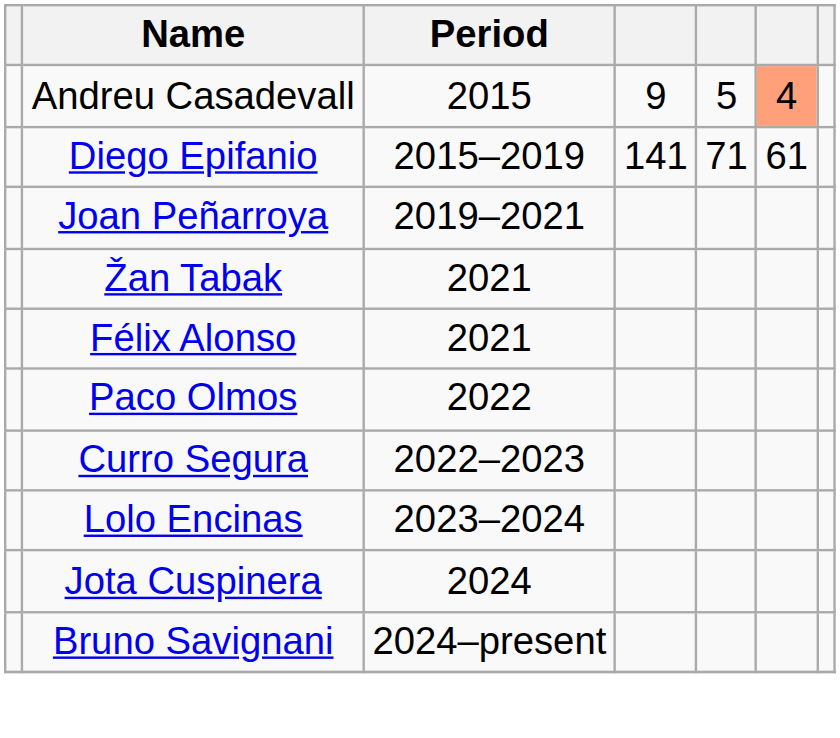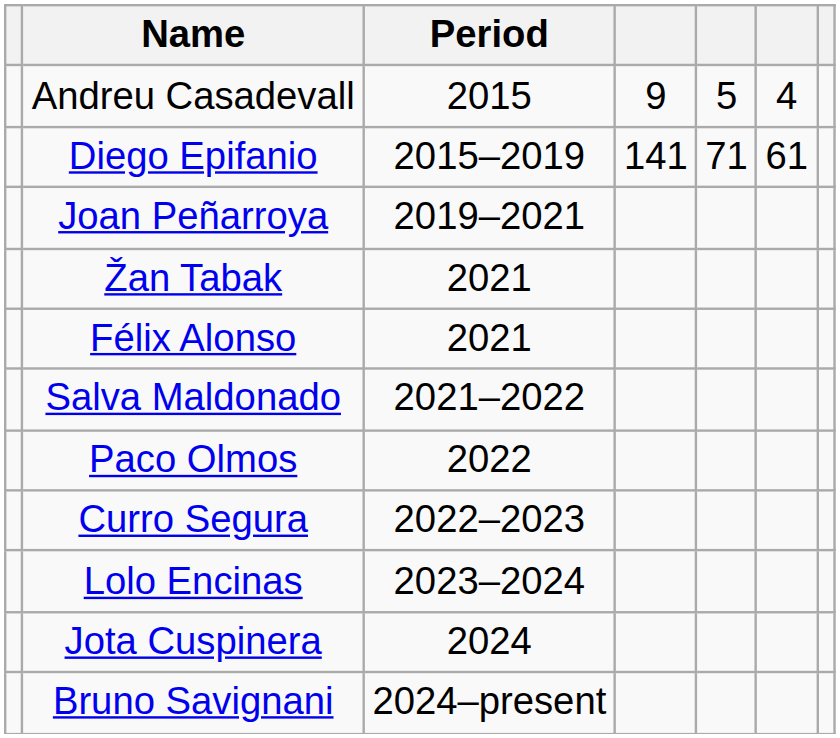(787, 95) lightsalmon background -> (787, 95) no background
+ row: (193, 398)
